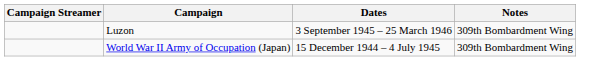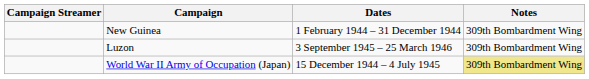+ row: (134, 30)
(515, 47) no background -> (524, 64) khaki background
